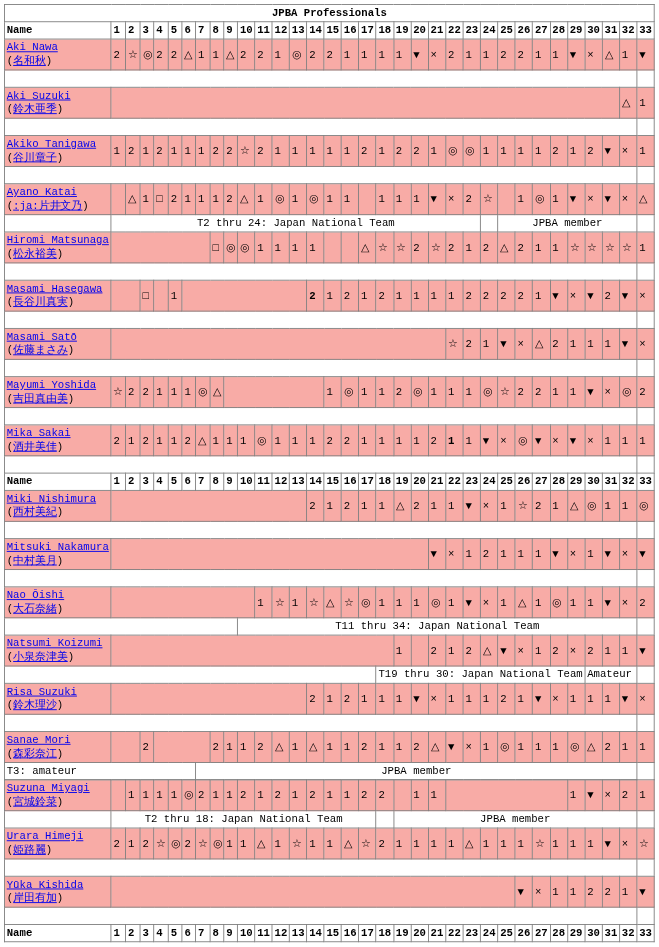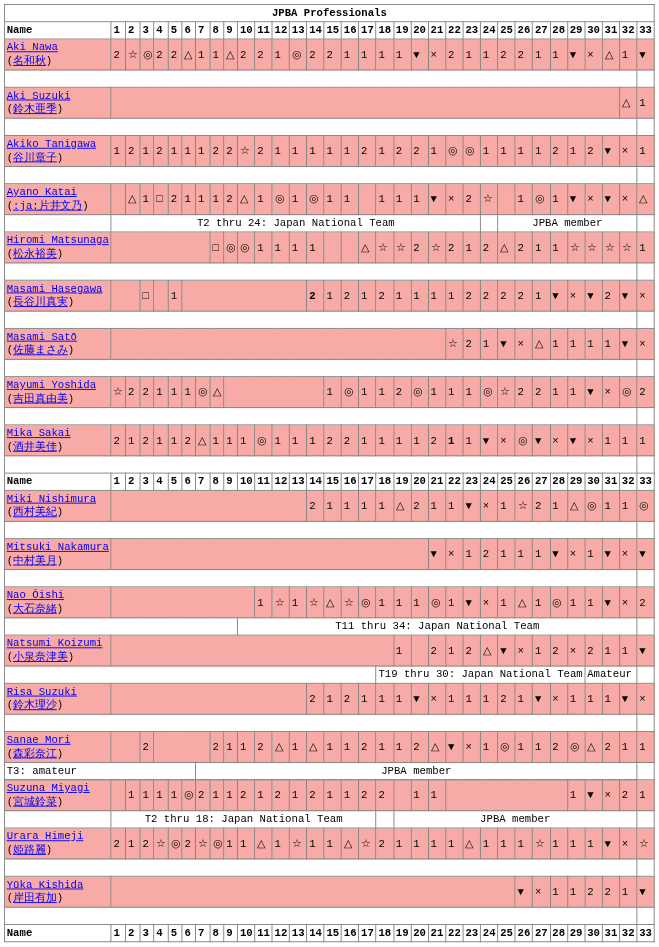(556, 344) 2 -> (556, 344) 1
(347, 506) 2 -> (347, 506) 1
(556, 747) 1 -> (556, 747) 2
